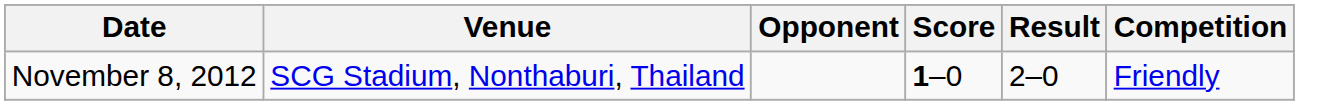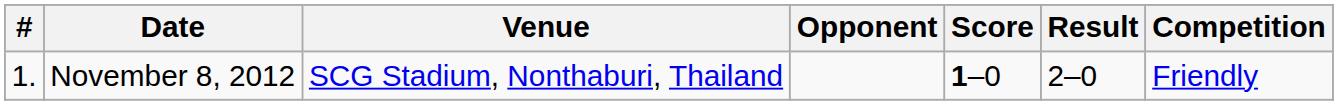+ column: (24, 28)
